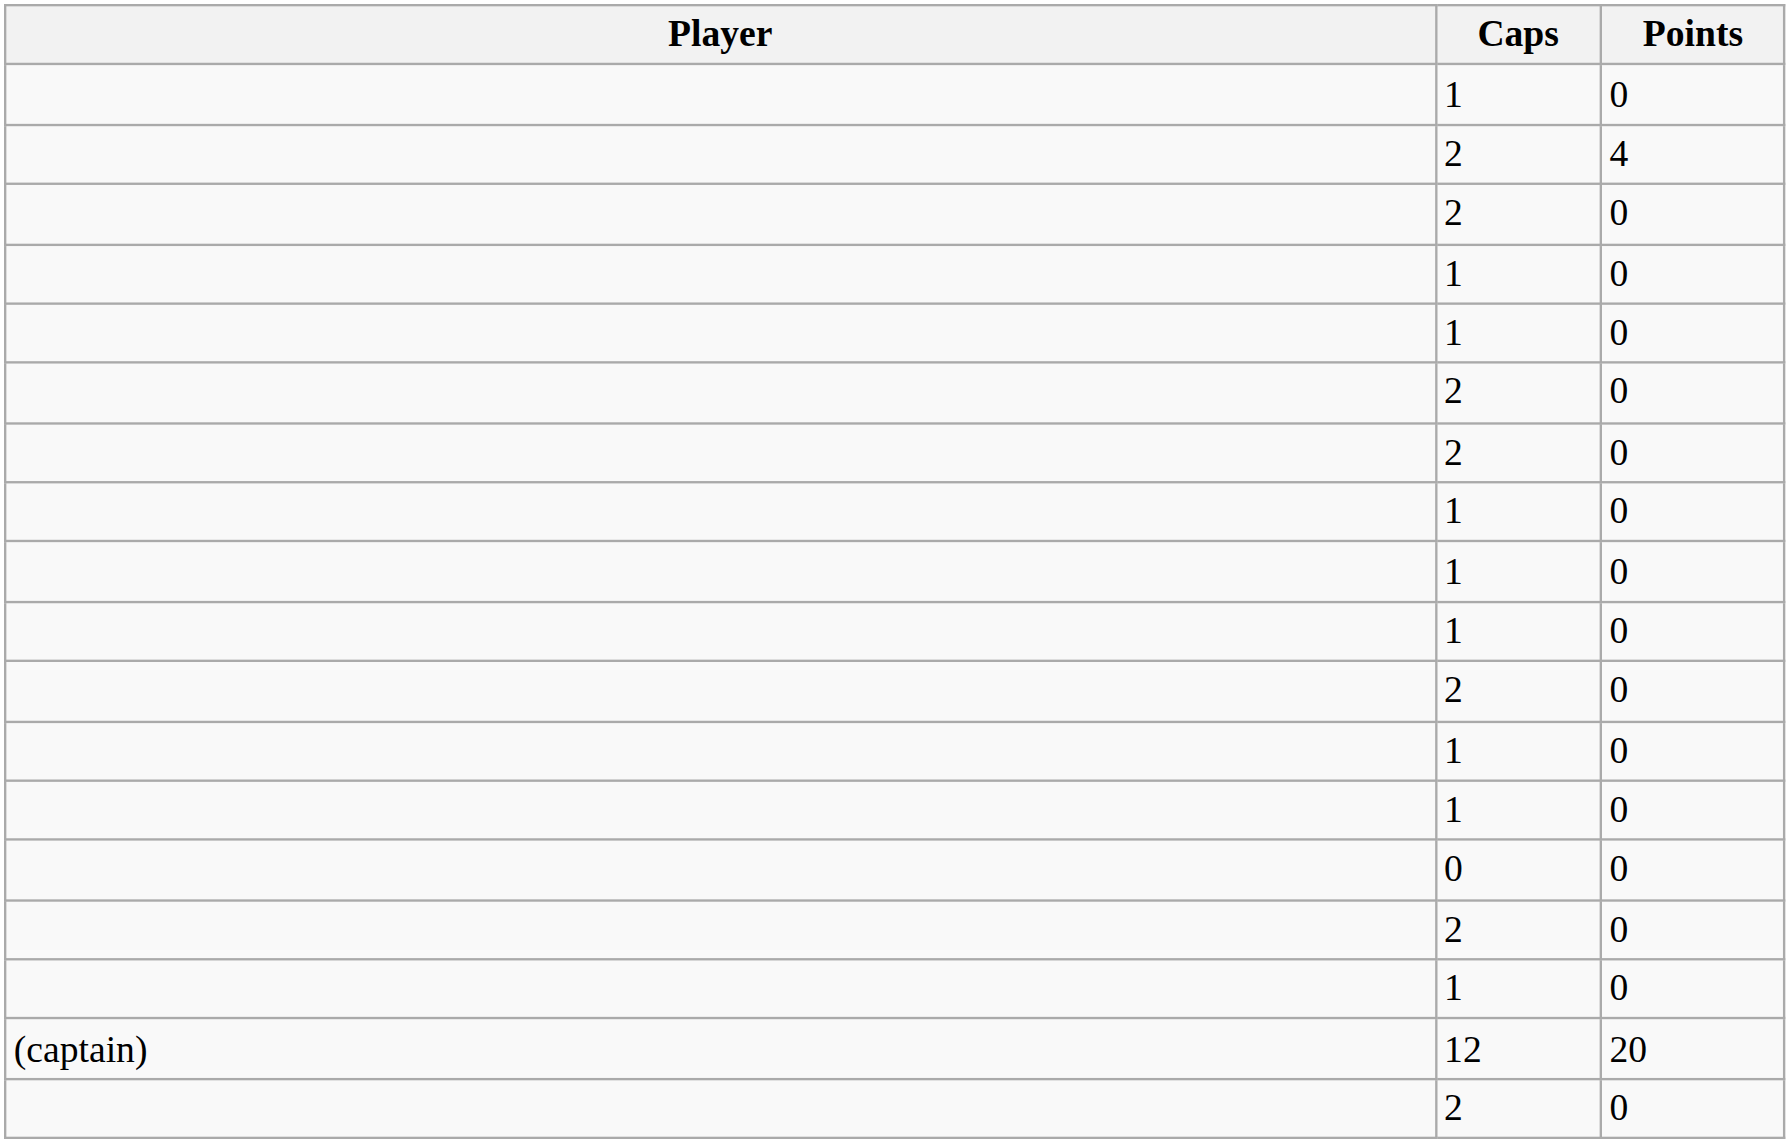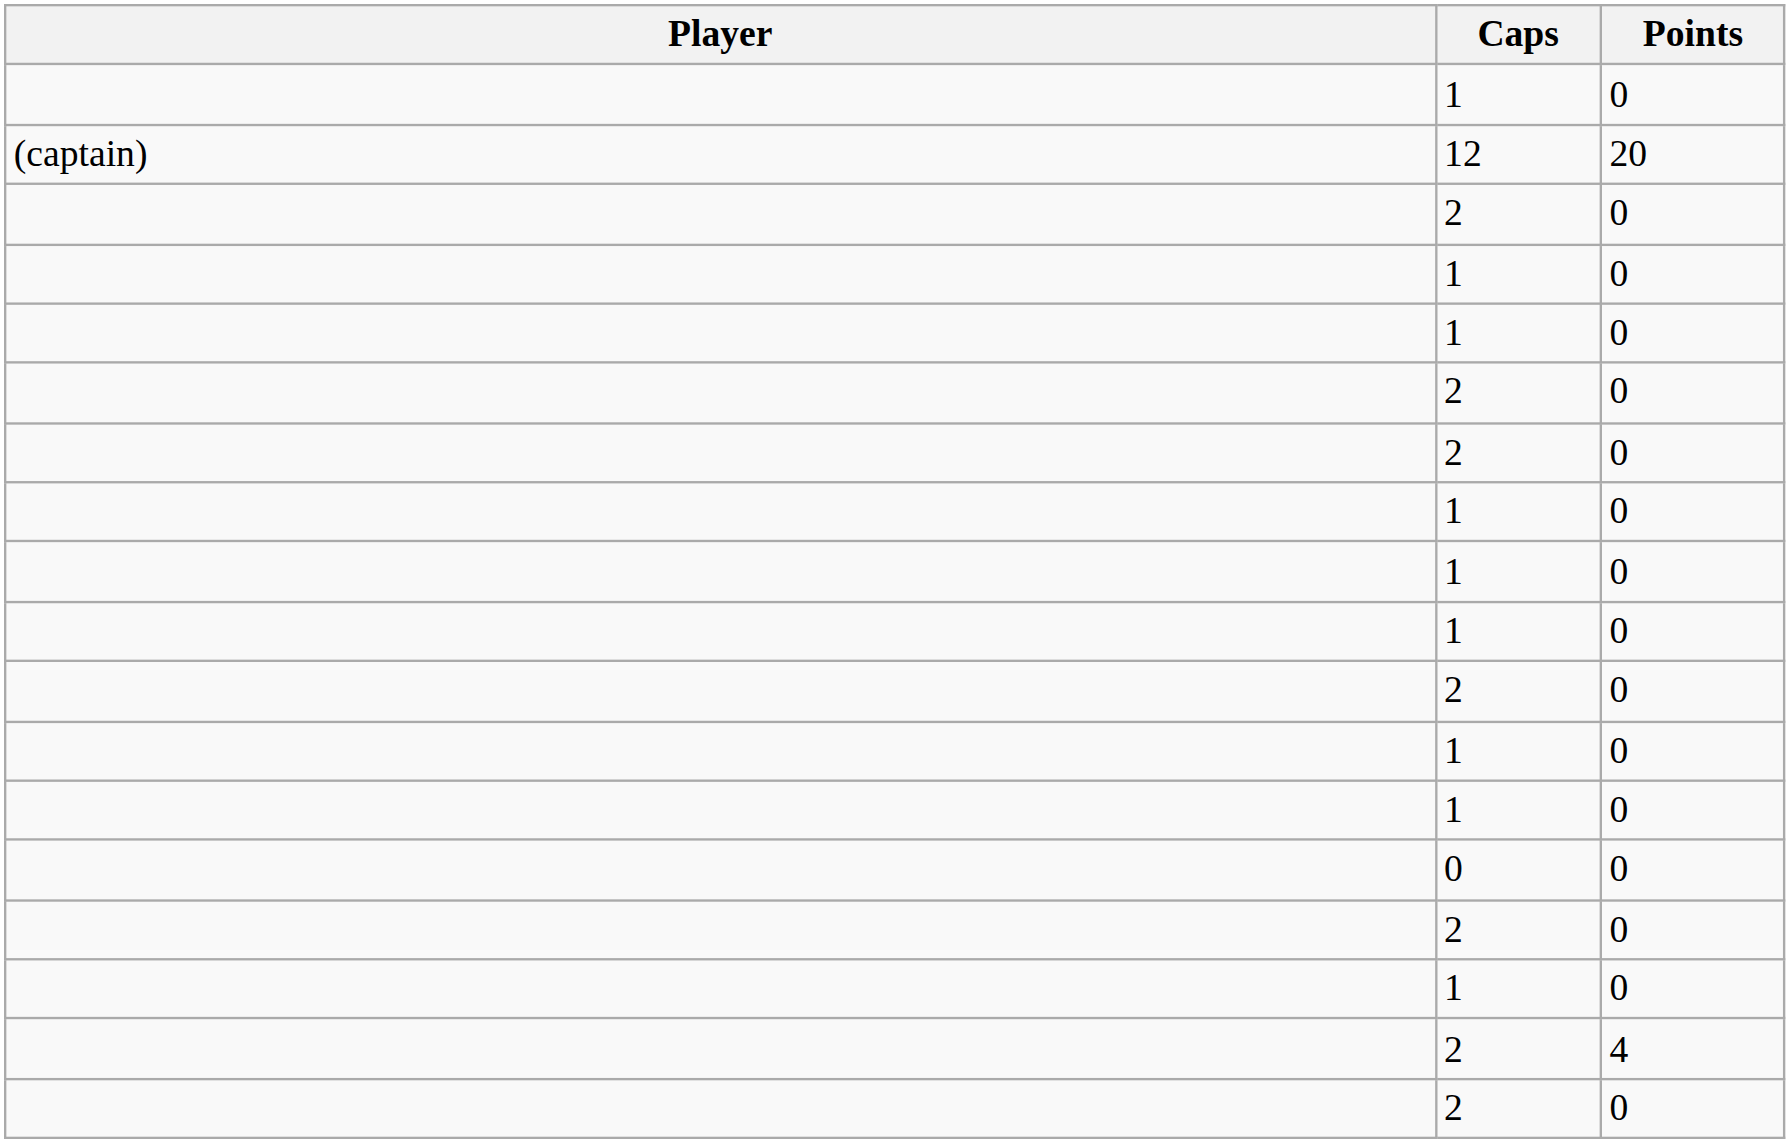rows swapped: (1463, 1048) <-> (1454, 153)
